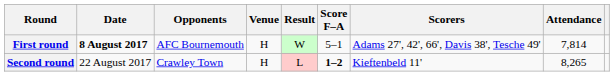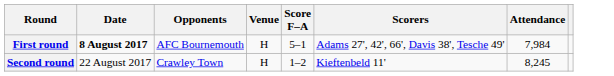- column: (300, 19)
(574, 44) 7,814 -> (538, 44) 7,984
(334, 62) bold -> (298, 62) normal
(574, 62) 8,265 -> (538, 62) 8,245
